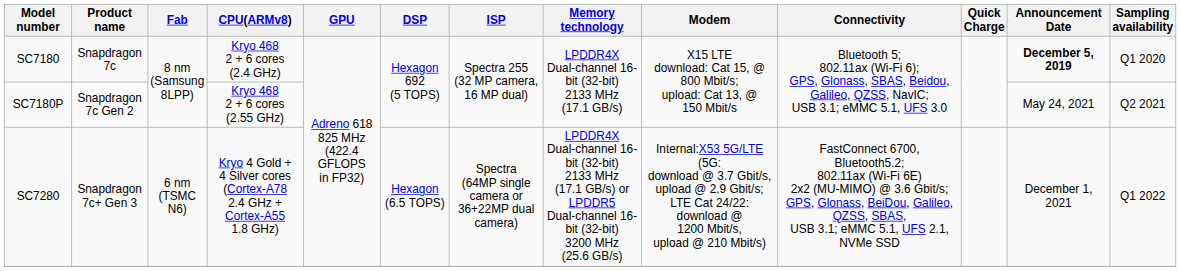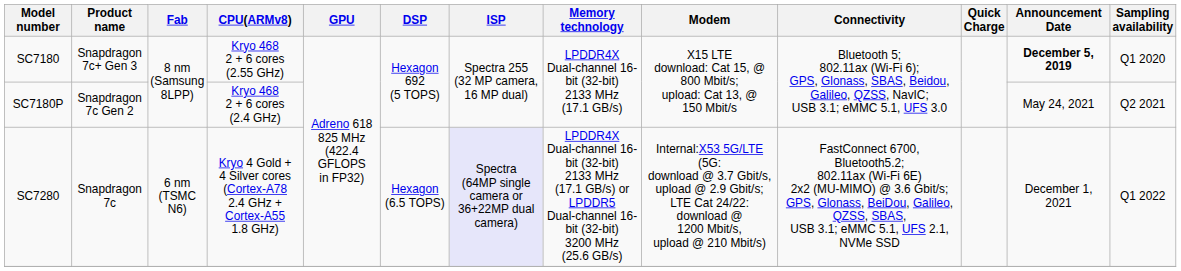(110, 59) Snapdragon 7c -> (110, 59) Snapdragon 7c+ Gen 3
(255, 59) Kryo 468 2 + 6 cores (2.4 GHz) -> (255, 59) Kryo 468 2 + 6 cores (2.55 GHz)
(255, 104) Kryo 468 2 + 6 cores (2.55 GHz) -> (255, 104) Kryo 468 2 + 6 cores (2.4 GHz)
(110, 196) Snapdragon 7c+ Gen 3 -> (110, 196) Snapdragon 7c
(496, 196) no background -> (496, 196) lavender background
